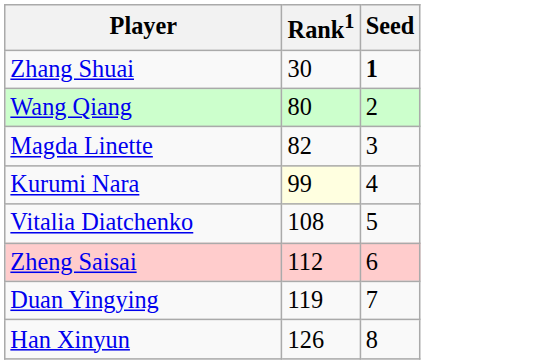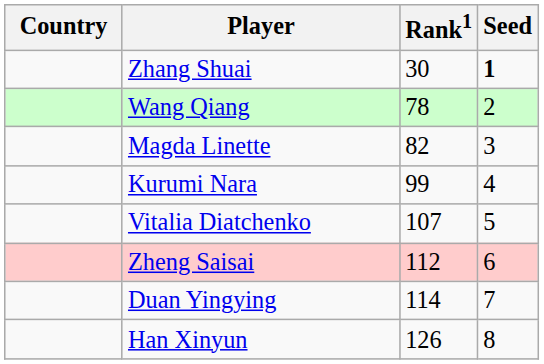+ column: (64, 27)
(300, 107) 80 -> (417, 107) 78
(300, 184) lightyellow background -> (417, 184) no background
(306, 223) 108 -> (423, 223) 107
(305, 300) 119 -> (423, 300) 114
